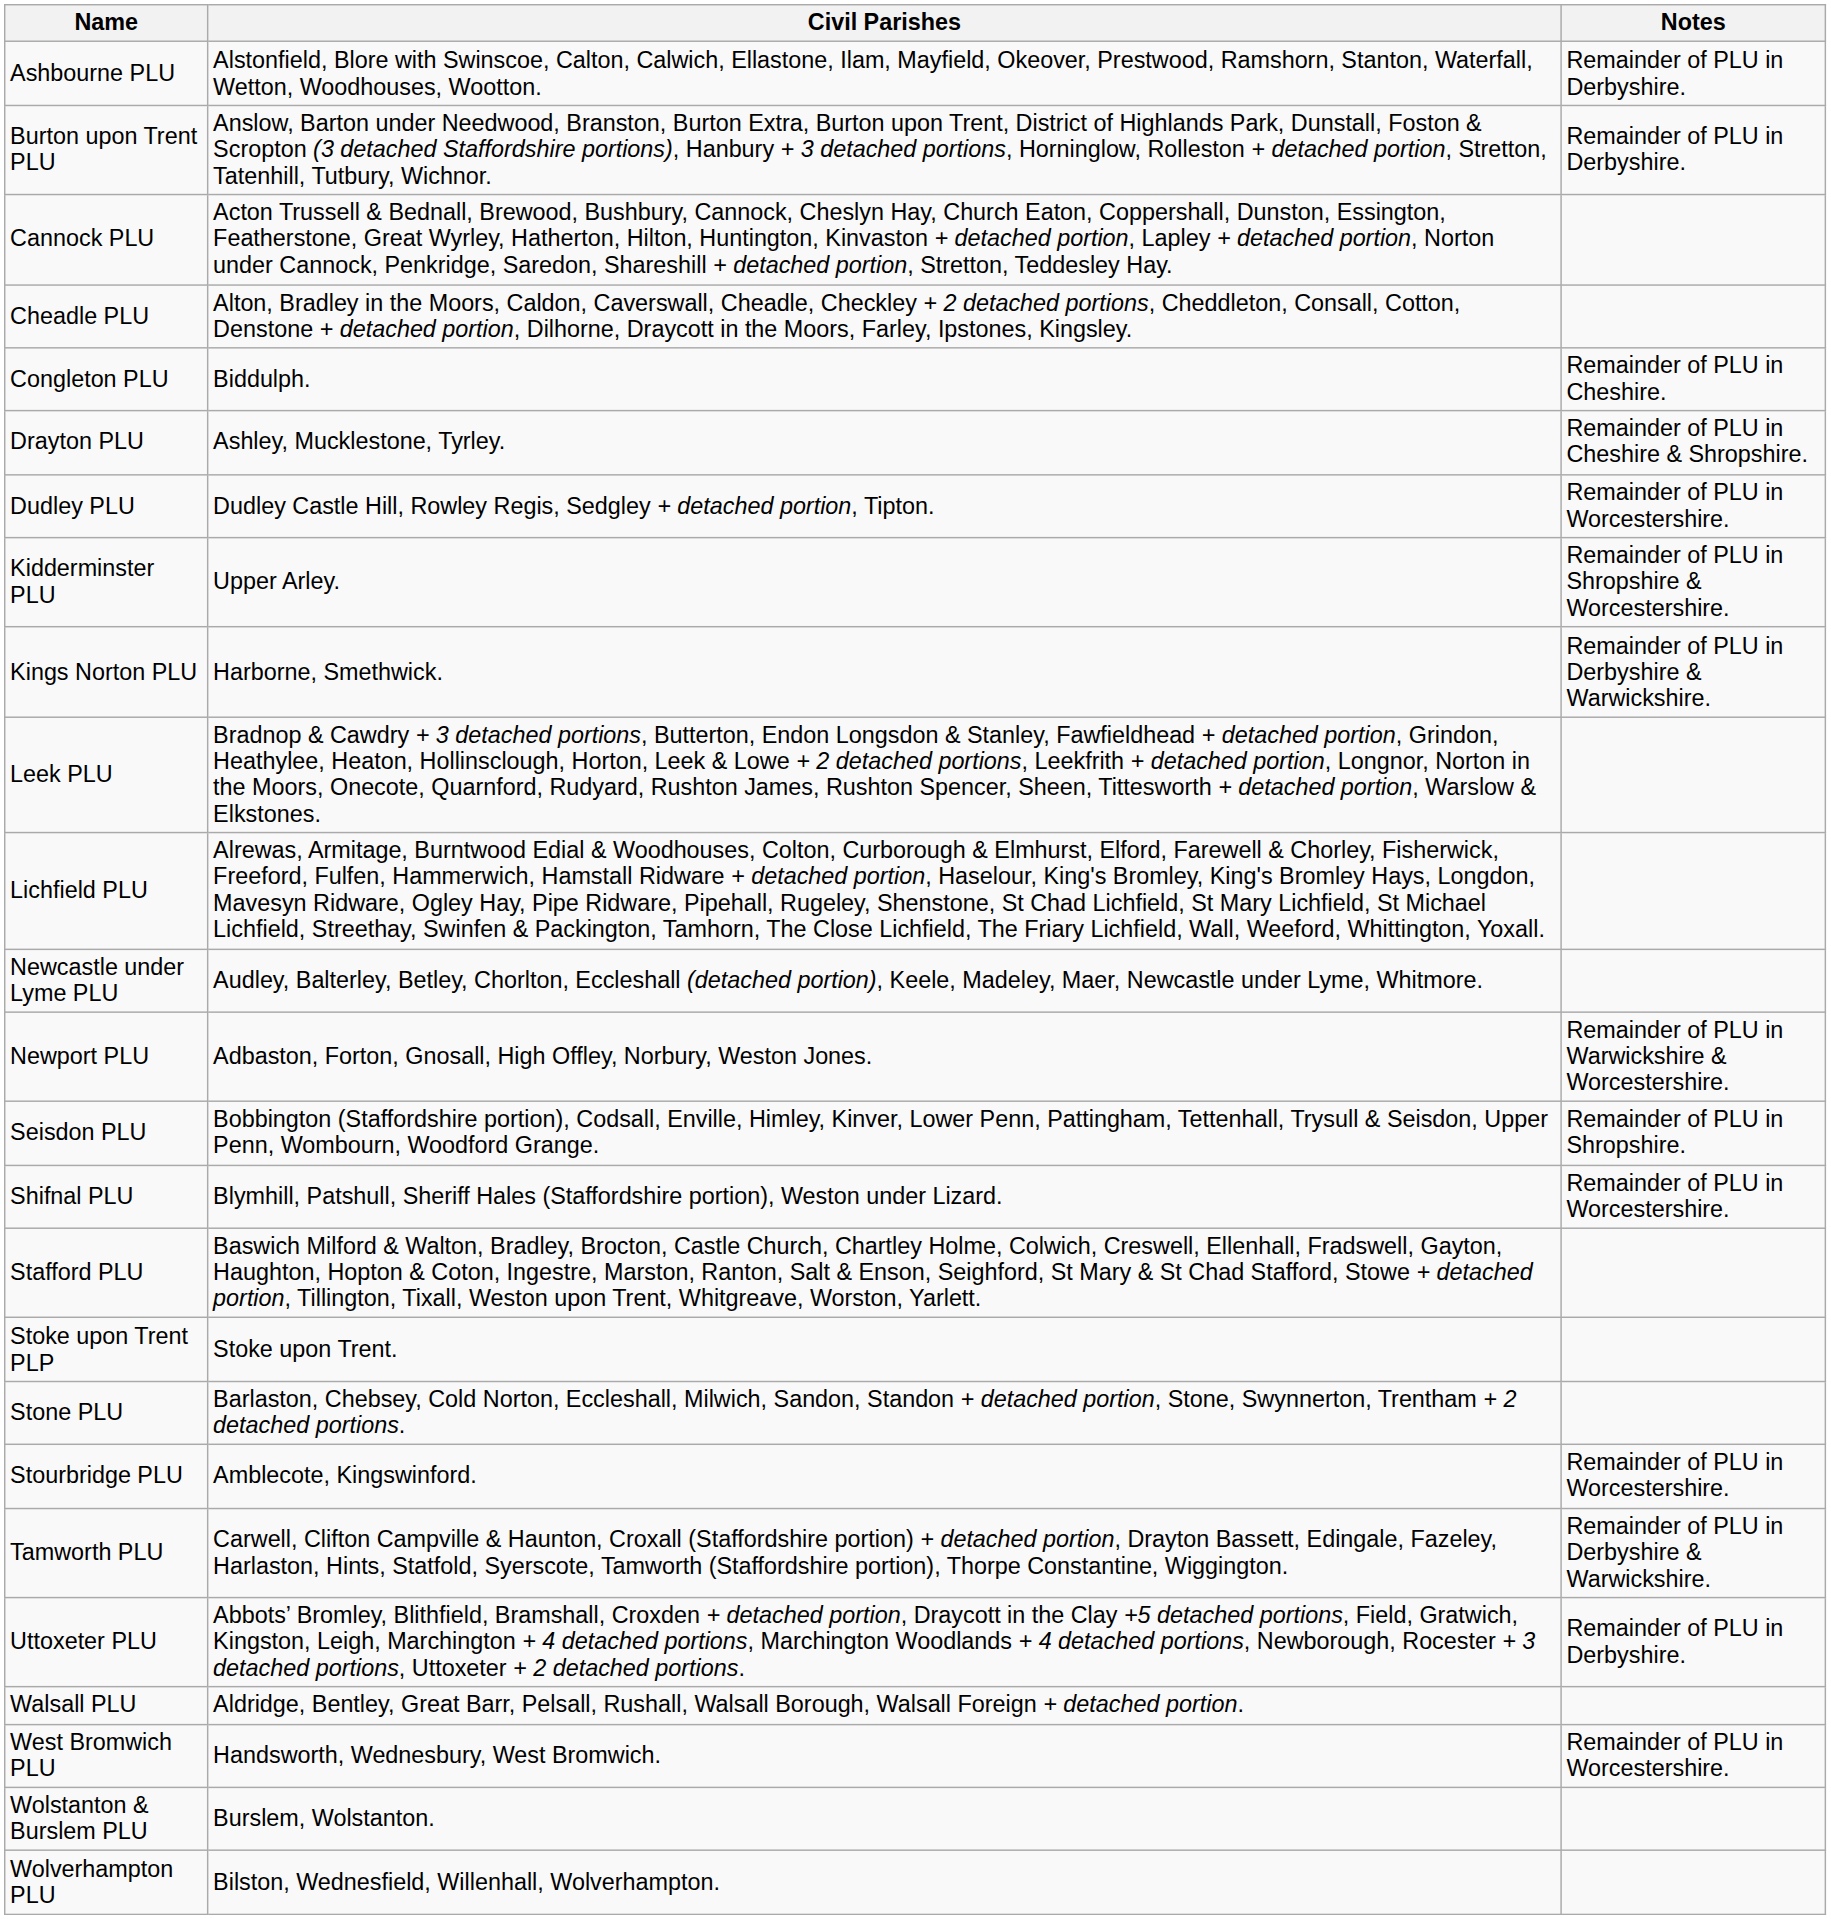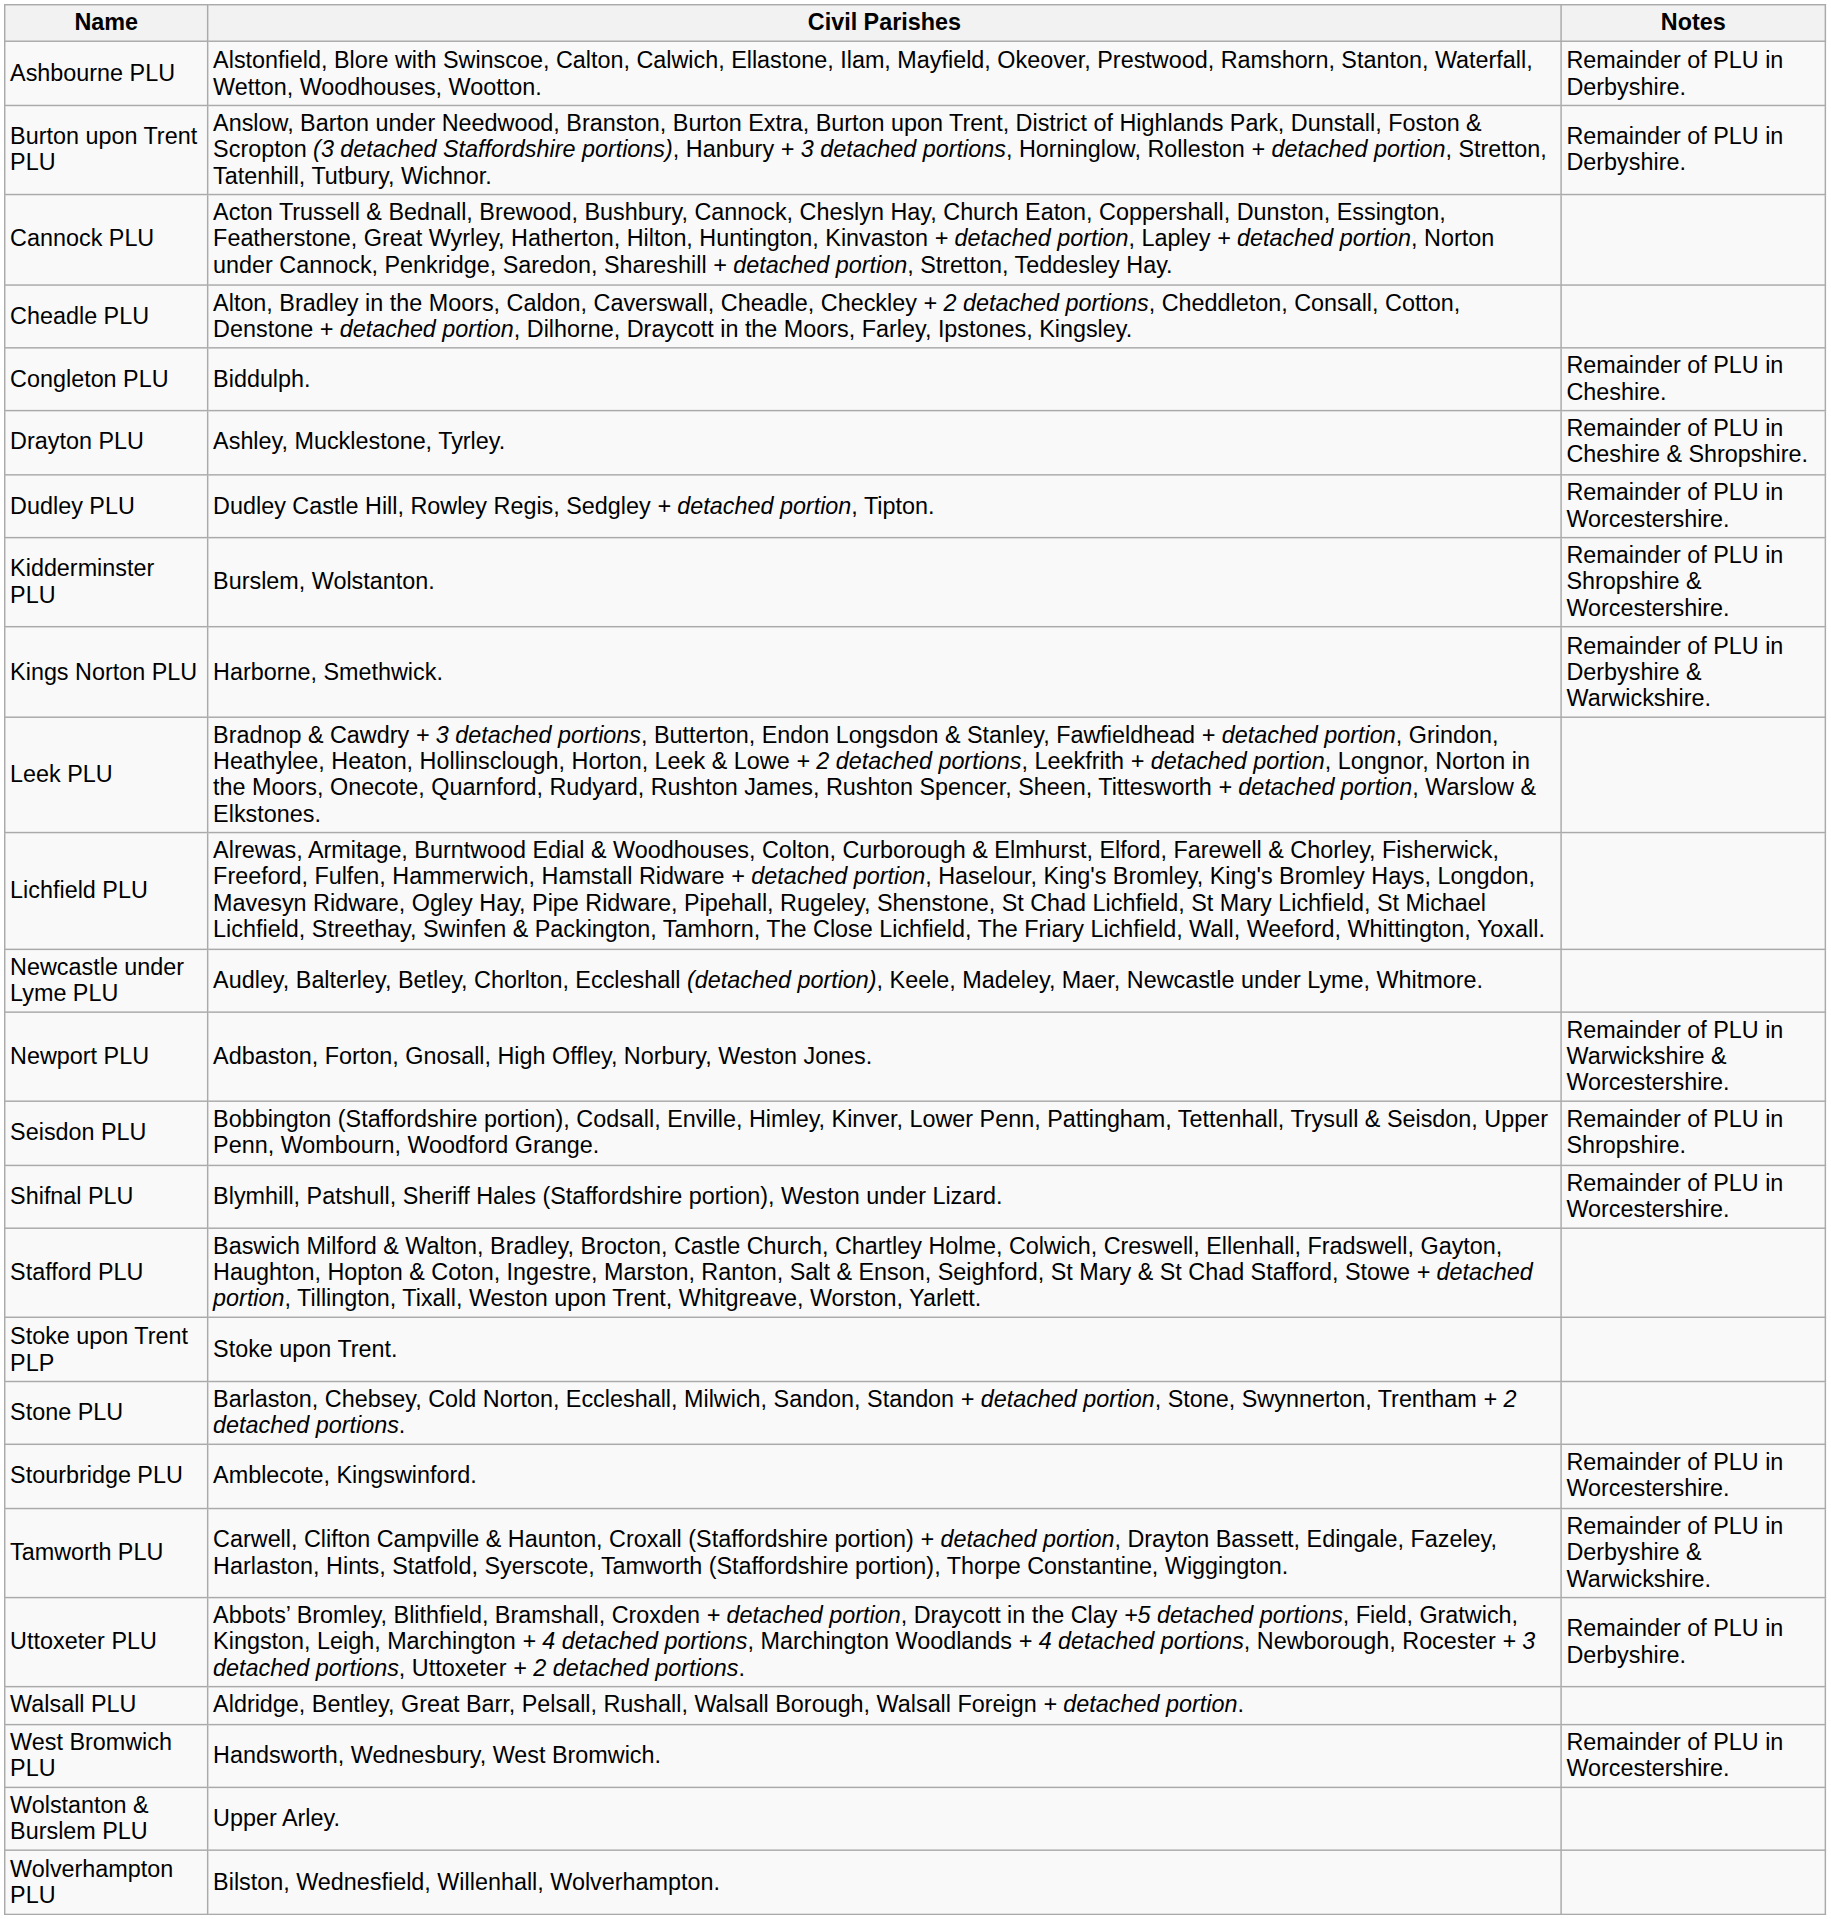(277, 582) Upper Arley. -> (324, 582) Burslem, Wolstanton.
(324, 1818) Burslem, Wolstanton. -> (277, 1818) Upper Arley.
